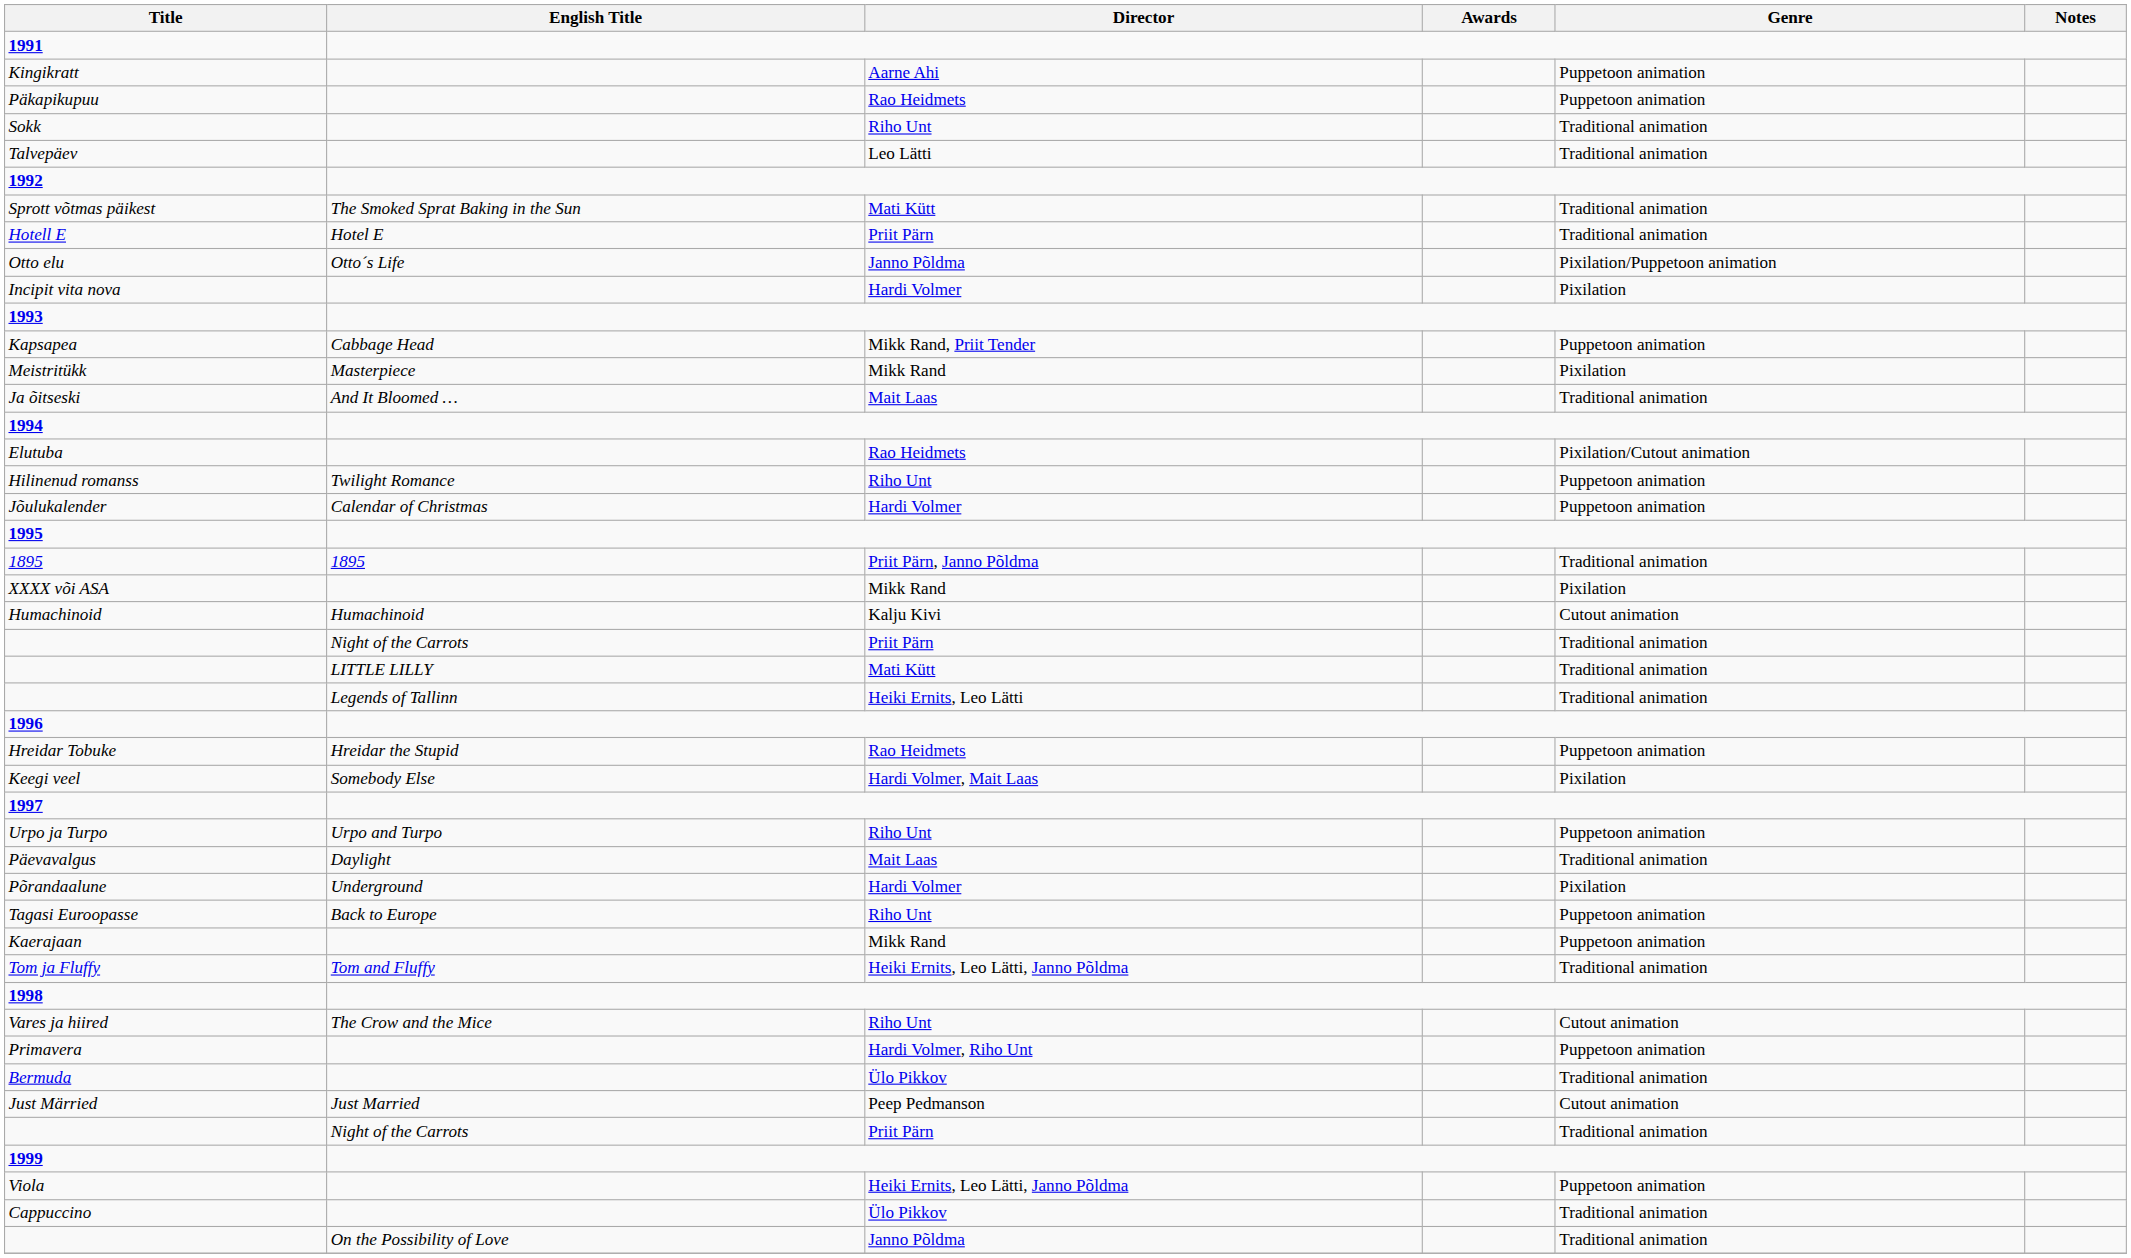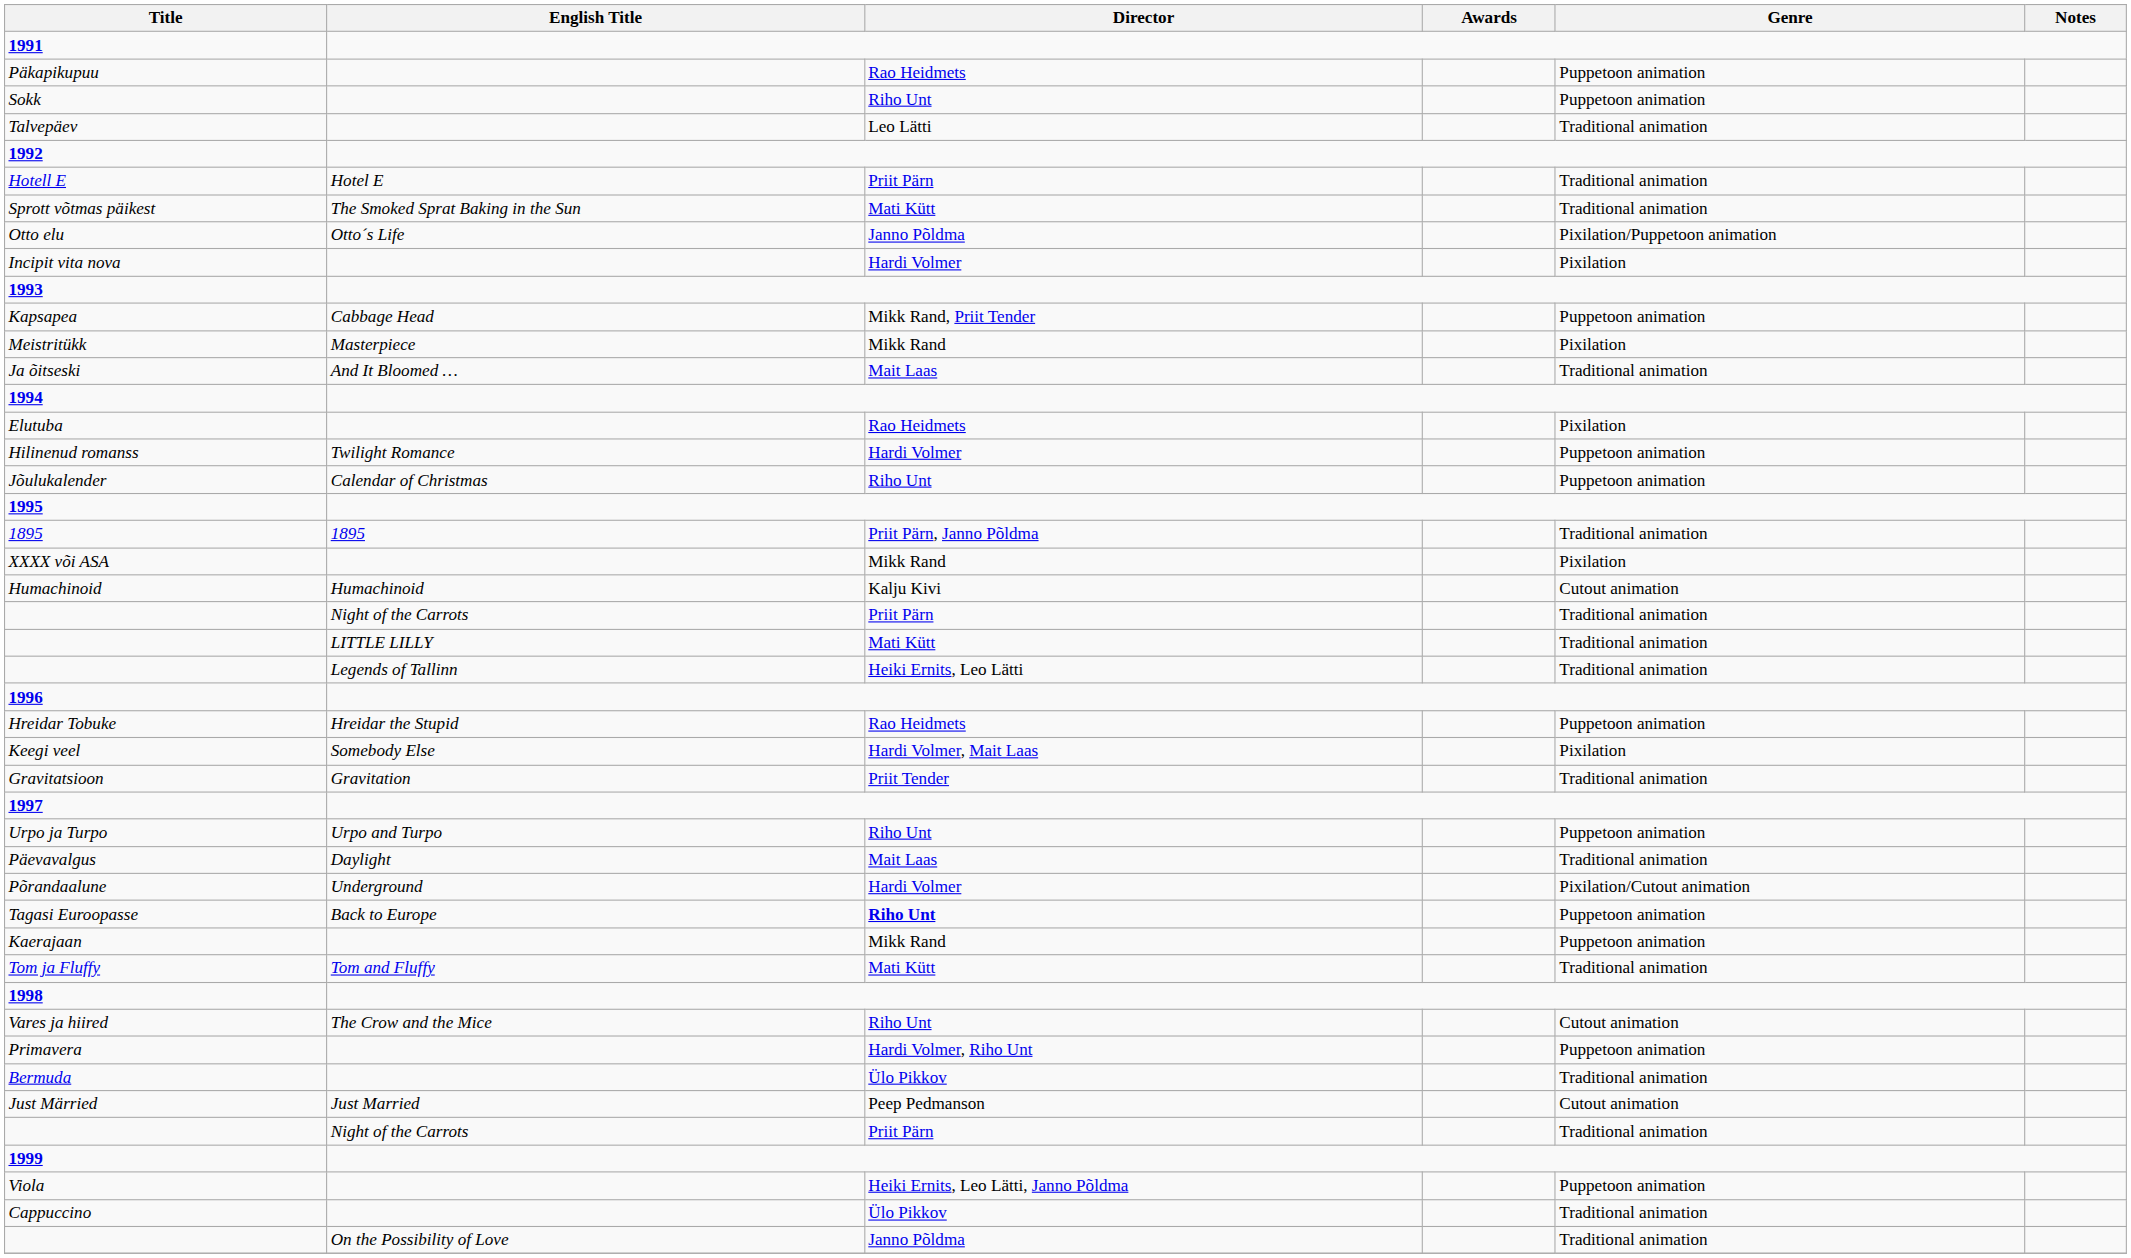- row: (44, 72)
(1633, 126) Traditional animation -> (1632, 99) Puppetoon animation
rows swapped: (37, 235) <-> (82, 208)
(1655, 452) Pixilation/Cutout animation -> (1593, 425) Pixilation
(900, 479) Riho Unt -> (915, 452) Hardi Volmer
(915, 506) Hardi Volmer -> (900, 479) Riho Unt
+ row: (56, 778)
(1593, 886) Pixilation -> (1655, 886) Pixilation/Cutout animation
(900, 914) normal -> (902, 914) bold
(998, 968) Heiki Ernits, Leo Lätti, Janno Põldma -> (902, 968) Mati Kütt
